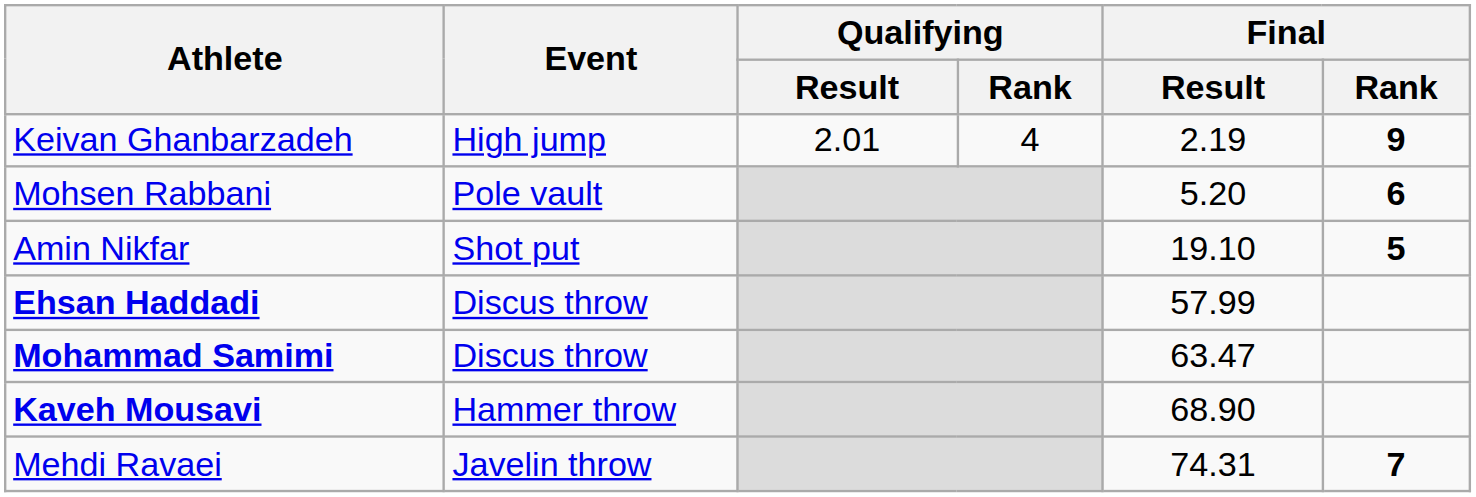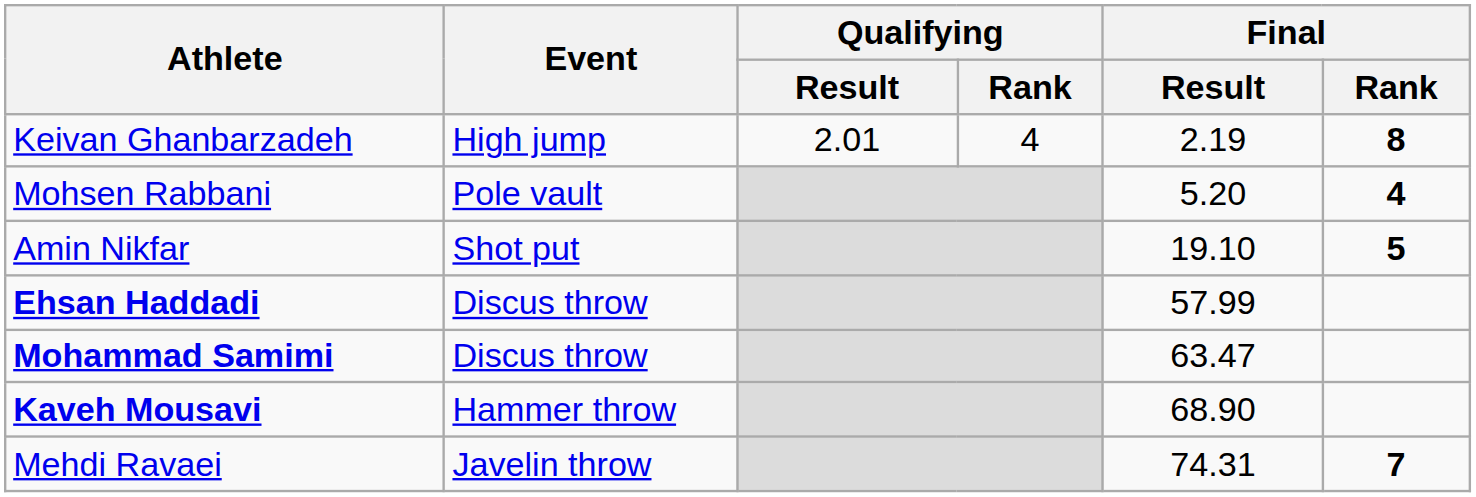(1396, 140) 9 -> (1396, 140) 8
(1396, 194) 6 -> (1396, 194) 4
